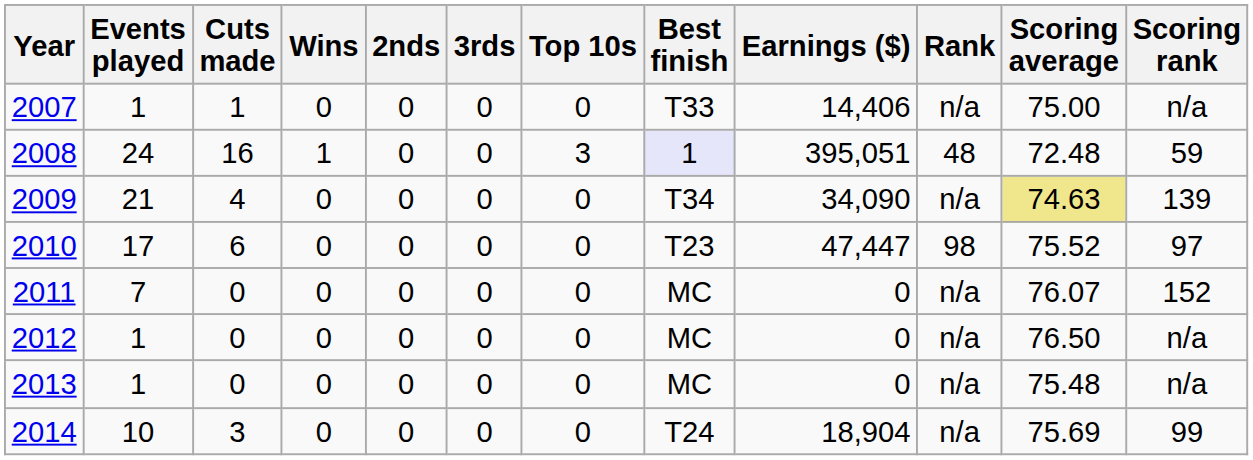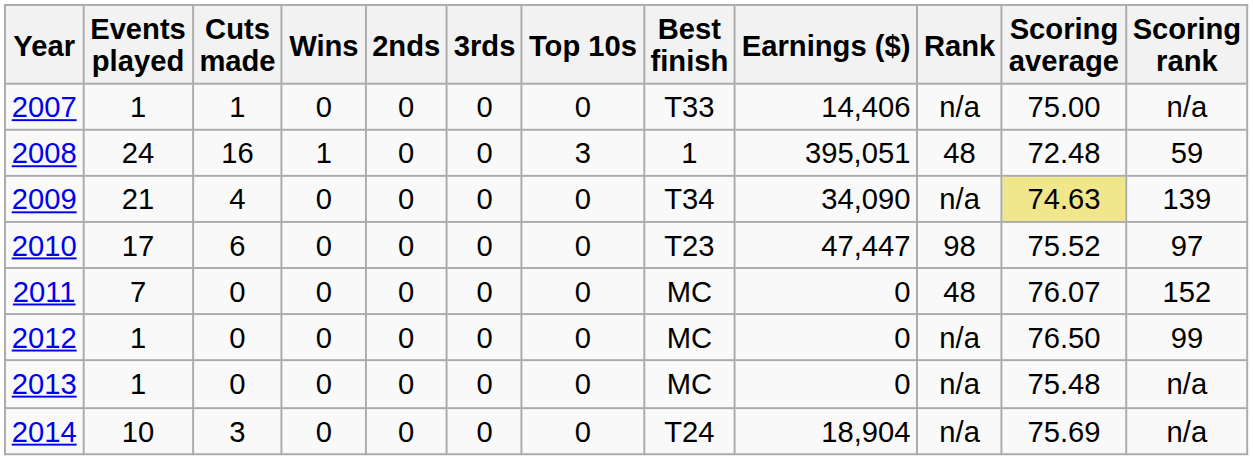(689, 153) lavender background -> (689, 153) no background
(960, 292) n/a -> (960, 292) 48
(1187, 338) n/a -> (1187, 338) 99
(1187, 430) 99 -> (1187, 430) n/a
